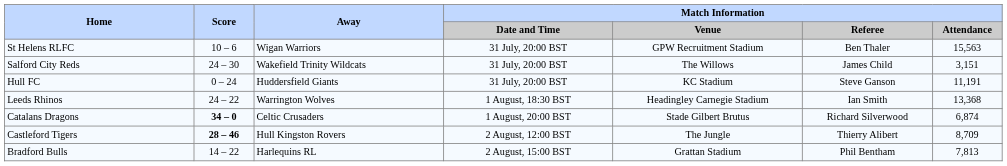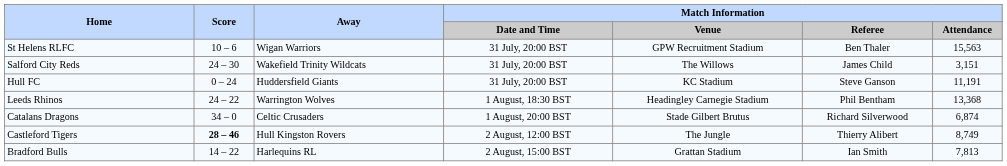(867, 100) Ian Smith -> (867, 100) Phil Bentham
(224, 117) bold -> (224, 117) normal
(967, 134) 8,709 -> (967, 134) 8,749
(867, 152) Phil Bentham -> (867, 152) Ian Smith
